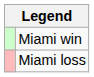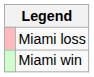rows swapped: (50, 39) <-> (52, 61)
